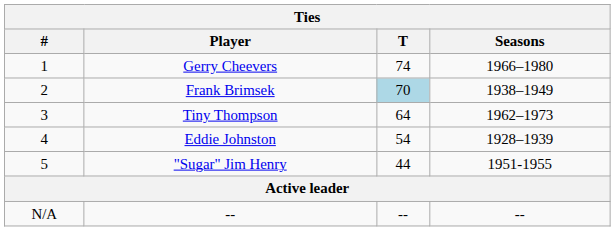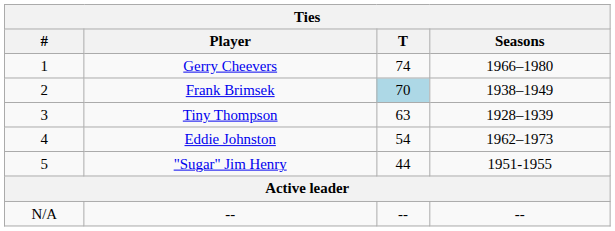(403, 115) 64 -> (403, 115) 63
(520, 115) 1962–1973 -> (520, 115) 1928–1939
(520, 139) 1928–1939 -> (520, 139) 1962–1973
